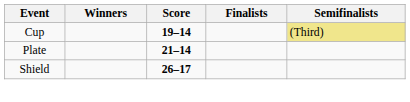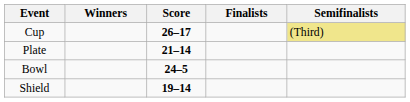(176, 32) 19–14 -> (176, 32) 26–17
+ row: (34, 69)
(176, 69) 26–17 -> (176, 87) 19–14
